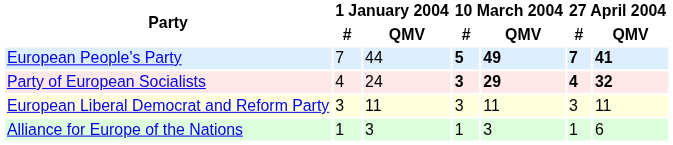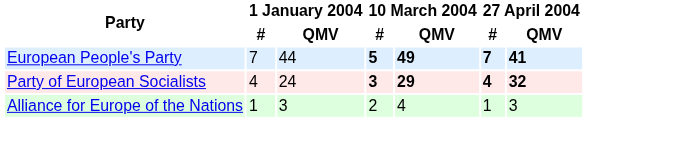- row: (168, 105)
(459, 129) 1 -> (373, 105) 2
(488, 129) 3 -> (401, 105) 4
(599, 129) 6 -> (513, 105) 3
